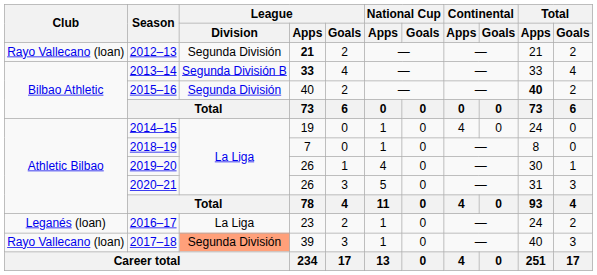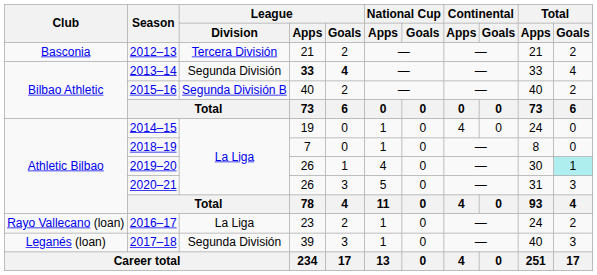(66, 52) Rayo Vallecano (loan) -> (66, 52) Basconia
(234, 52) Segunda División -> (234, 52) Tercera División
(307, 52) bold -> (307, 52) normal
(234, 71) Segunda División B -> (234, 71) Segunda División
(345, 71) normal -> (345, 71) bold
(234, 90) Segunda División -> (234, 90) Segunda División B
(536, 90) bold -> (536, 90) normal
(573, 166) no background -> (573, 166) paleturquoise background
(66, 223) Leganés (loan) -> (66, 223) Rayo Vallecano (loan)
(66, 242) Rayo Vallecano (loan) -> (66, 242) Leganés (loan)
(234, 242) lightsalmon background -> (234, 242) no background
